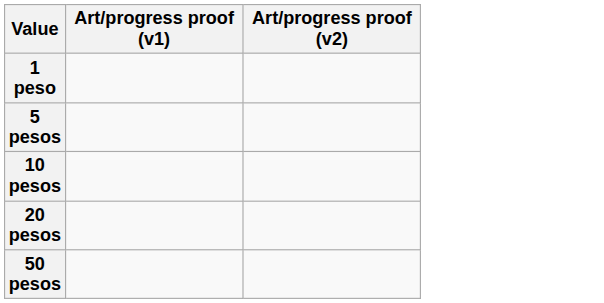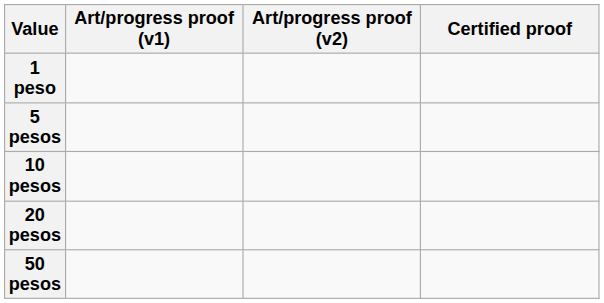+ column: (510, 29)
